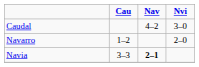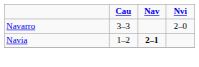- row: (19, 26)
(123, 41) 1–2 -> (123, 26) 3–3
(123, 55) 3–3 -> (123, 41) 1–2
